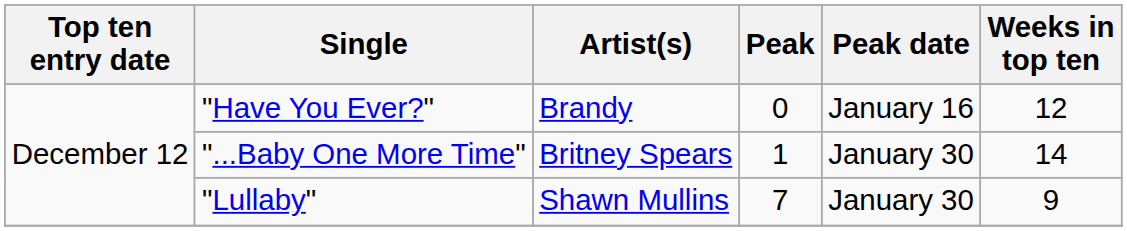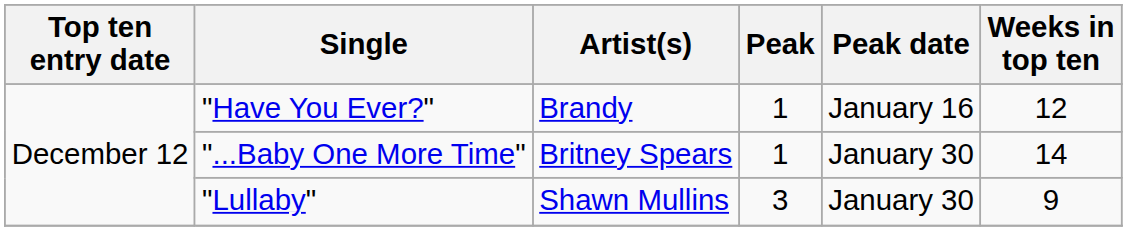(780, 107) 0 -> (780, 107) 1
(780, 201) 7 -> (780, 201) 3
